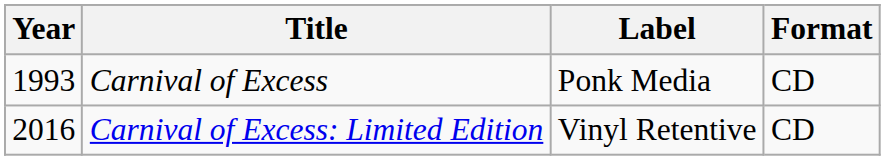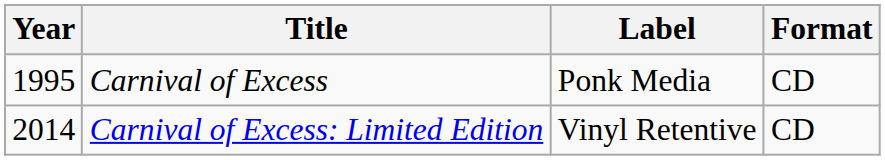(44, 79) 1993 -> (44, 79) 1995
(44, 129) 2016 -> (44, 129) 2014
